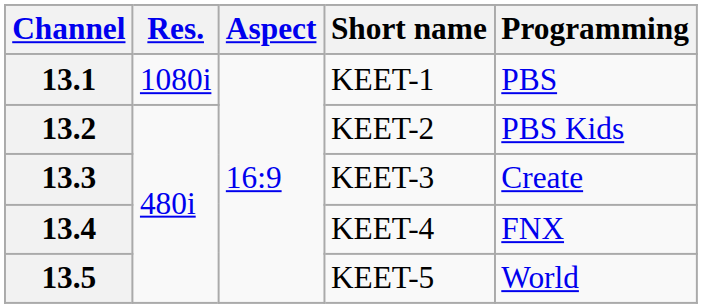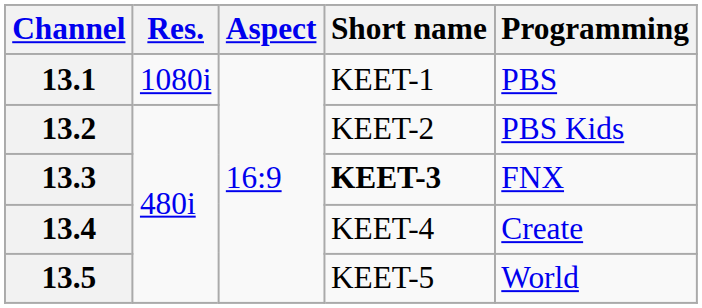(383, 178) normal -> (386, 178) bold
(542, 178) Create -> (533, 178) FNX
(533, 228) FNX -> (542, 228) Create
